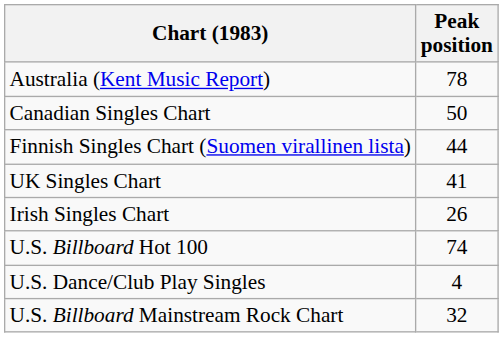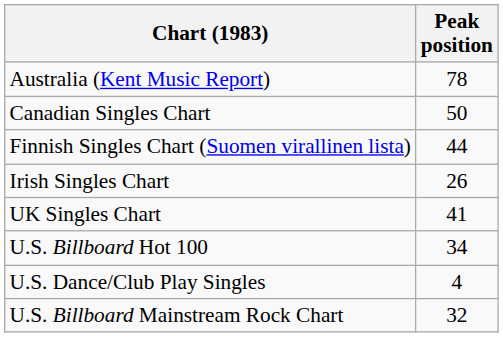rows swapped: (89, 214) <-> (85, 180)
(457, 247) 74 -> (457, 247) 34
